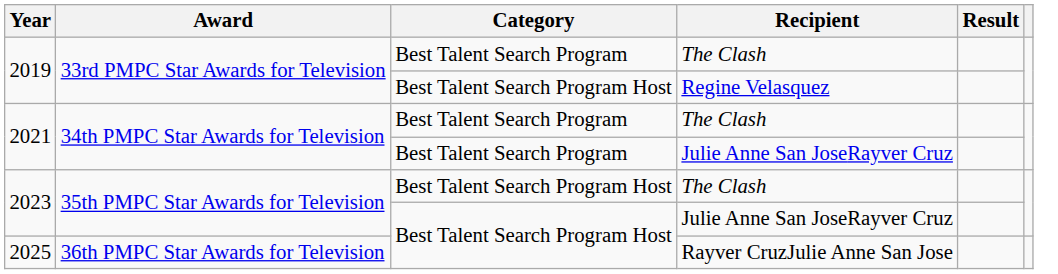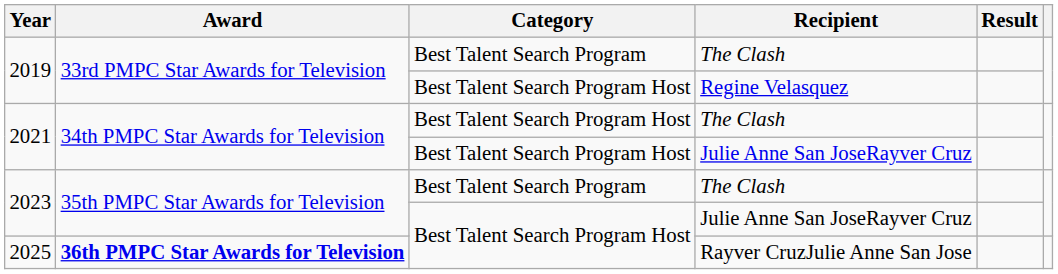(511, 119) Best Talent Search Program -> (552, 119) Best Talent Search Program Host
(511, 152) Best Talent Search Program -> (552, 152) Best Talent Search Program Host
(534, 185) Best Talent Search Program Host -> (530, 185) Best Talent Search Program
(223, 251) normal -> (233, 251) bold
